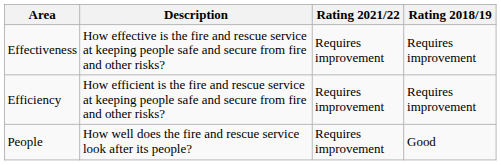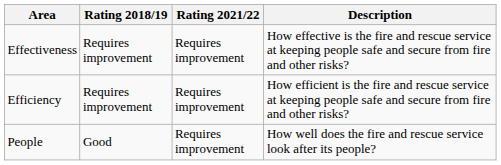columns swapped: (450, 14) <-> (196, 14)
